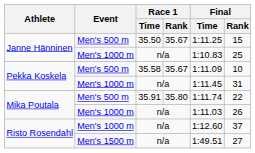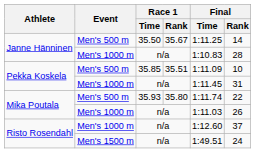(238, 41) 15 -> (238, 41) 14
(238, 55) 25 -> (238, 55) 28
(149, 69) 35.58 -> (149, 69) 35.85
(176, 69) 35.67 -> (176, 69) 35.51
(149, 98) 35.91 -> (149, 98) 35.93
(238, 141) 27 -> (238, 141) 24
